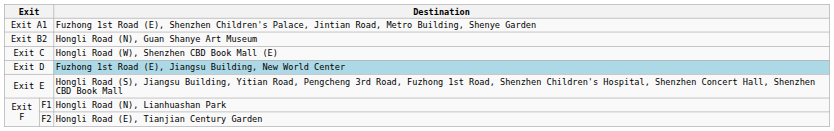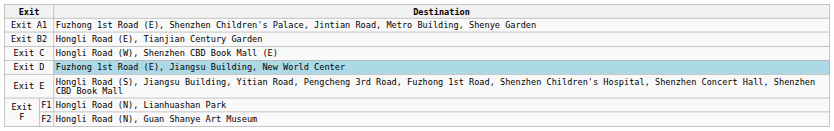(157, 39) Hongli Road (N), Guan Shanye Art Museum -> (159, 39) Hongli Road (E), Tianjian Century Garden
(159, 119) Hongli Road (E), Tianjian Century Garden -> (157, 119) Hongli Road (N), Guan Shanye Art Museum
